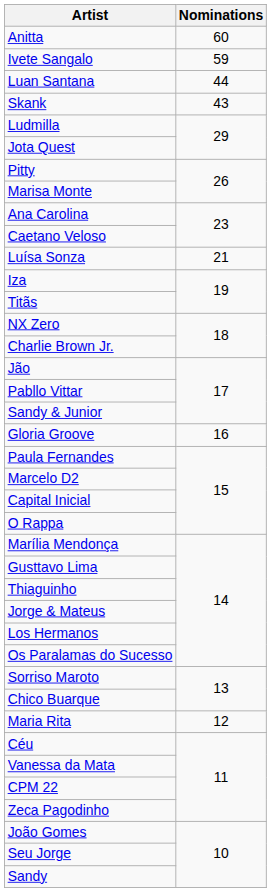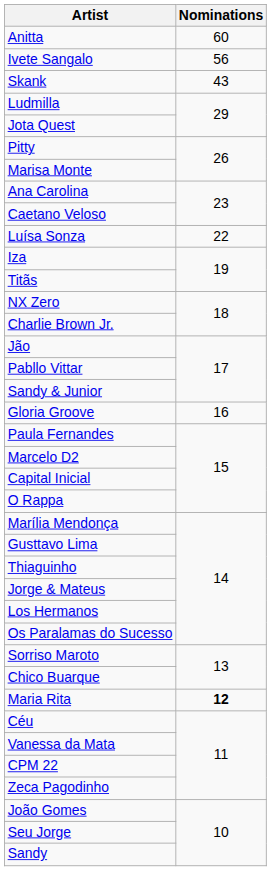(221, 59) 59 -> (221, 59) 56
- row: (51, 81)
(221, 258) 21 -> (221, 236) 22
(221, 721) normal -> (221, 699) bold
